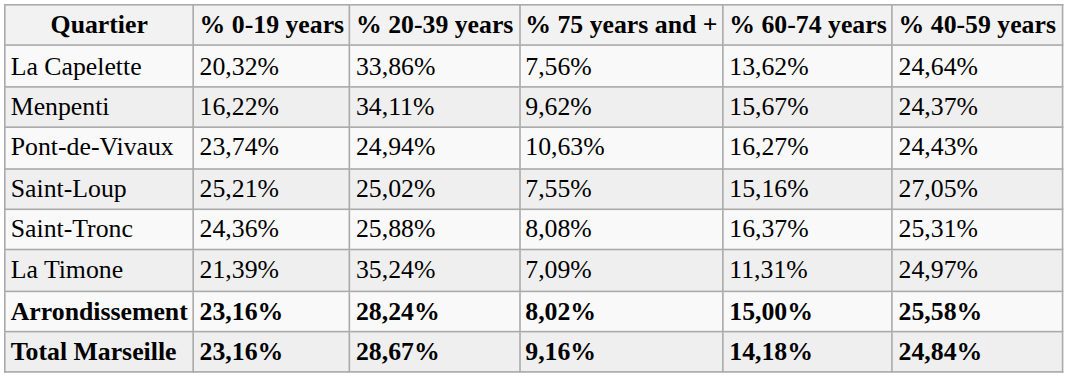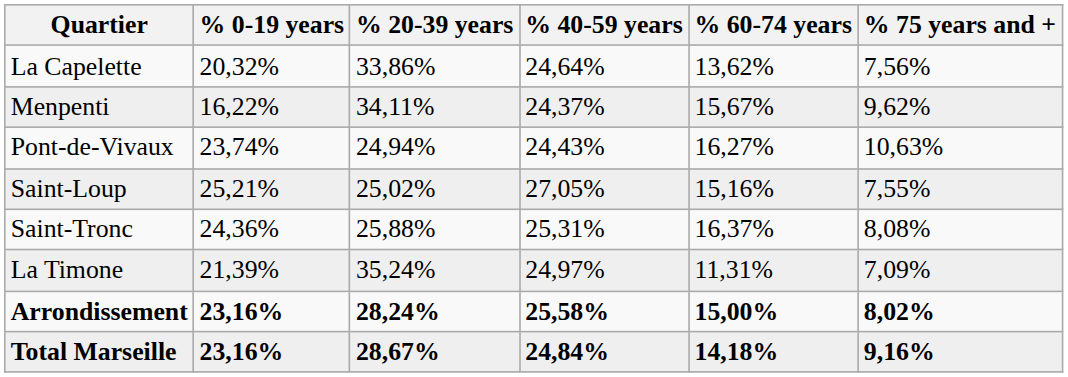columns swapped: (977, 24) <-> (621, 24)
